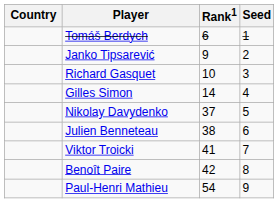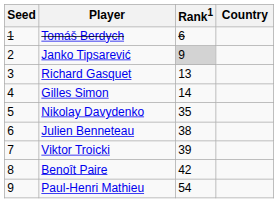columns swapped: (33, 15) <-> (257, 15)
(205, 55) no background -> (181, 55) lightgrey background
(209, 74) 10 -> (185, 74) 13
(209, 112) 37 -> (185, 112) 35
(209, 150) 41 -> (185, 150) 39
